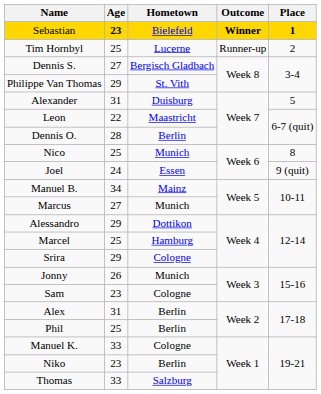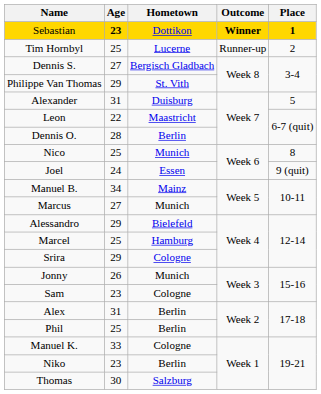(172, 30) Bielefeld -> (172, 30) Dottikon
(172, 223) Dottikon -> (172, 223) Bielefeld
(116, 380) 33 -> (116, 380) 30
